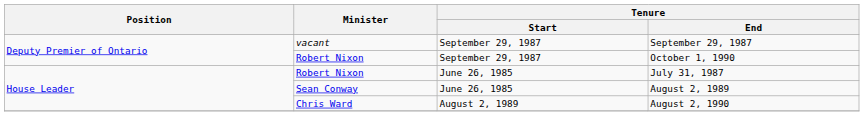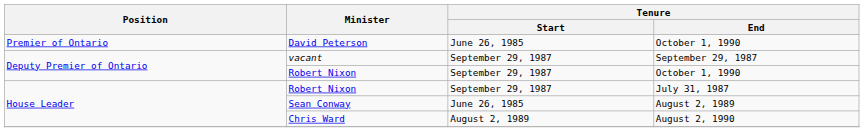+ row: (328, 42)
(476, 73) June 26, 1985 -> (501, 88) September 29, 1987
